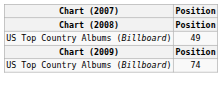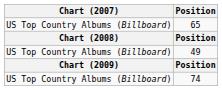+ row: (196, 25)
